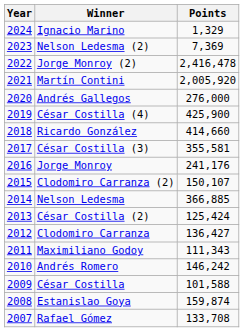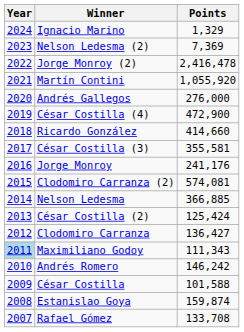(208, 81) 2,005,920 -> (208, 81) 1,055,920
(208, 115) 425,900 -> (208, 115) 472,900
(208, 182) 150,107 -> (208, 182) 574,081
(19, 250) no background -> (19, 250) lightblue background
